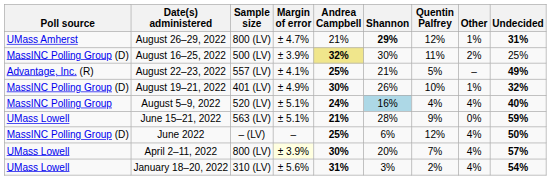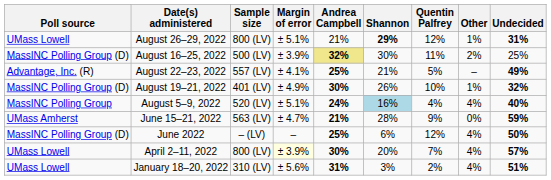(42, 40) UMass Amherst -> (38, 40) UMass Lowell
(293, 40) ± 4.7% -> (293, 40) ± 5.1%
(38, 119) UMass Lowell -> (42, 119) UMass Amherst
(293, 119) ± 5.1% -> (293, 119) ± 4.7%
(518, 167) 54% -> (518, 167) 51%
